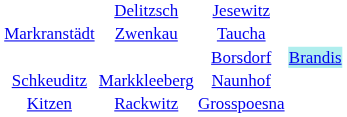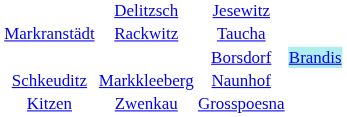(146, 34) Zwenkau -> (146, 34) Rackwitz
(146, 103) Rackwitz -> (146, 103) Zwenkau
